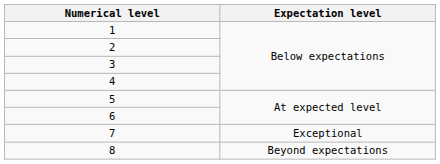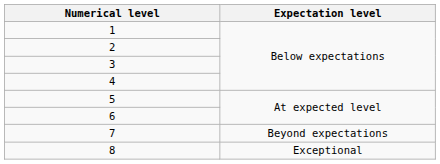(328, 133) Exceptional -> (328, 133) Beyond expectations
(328, 150) Beyond expectations -> (328, 150) Exceptional
